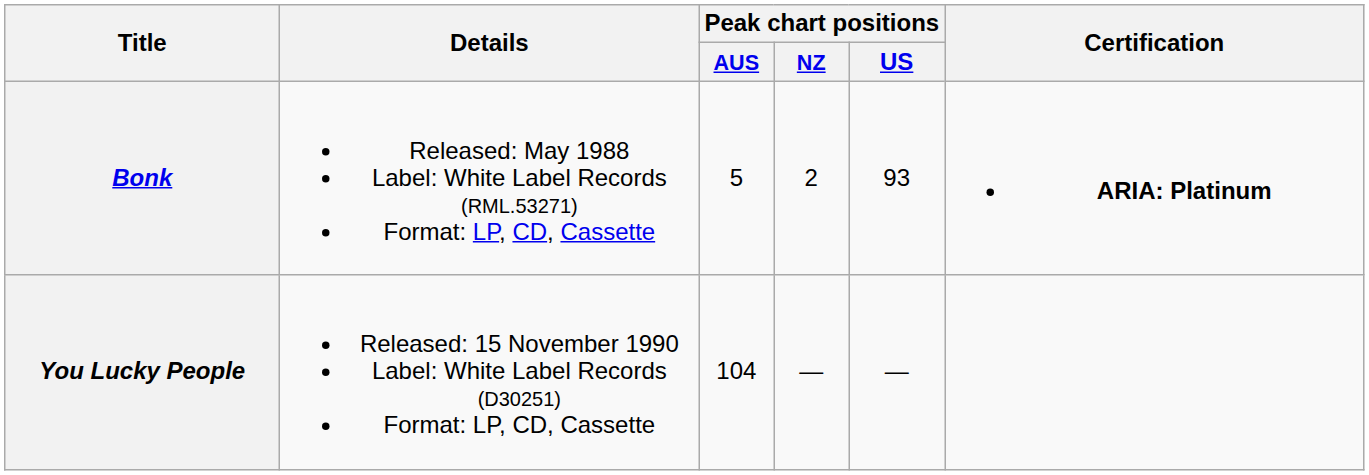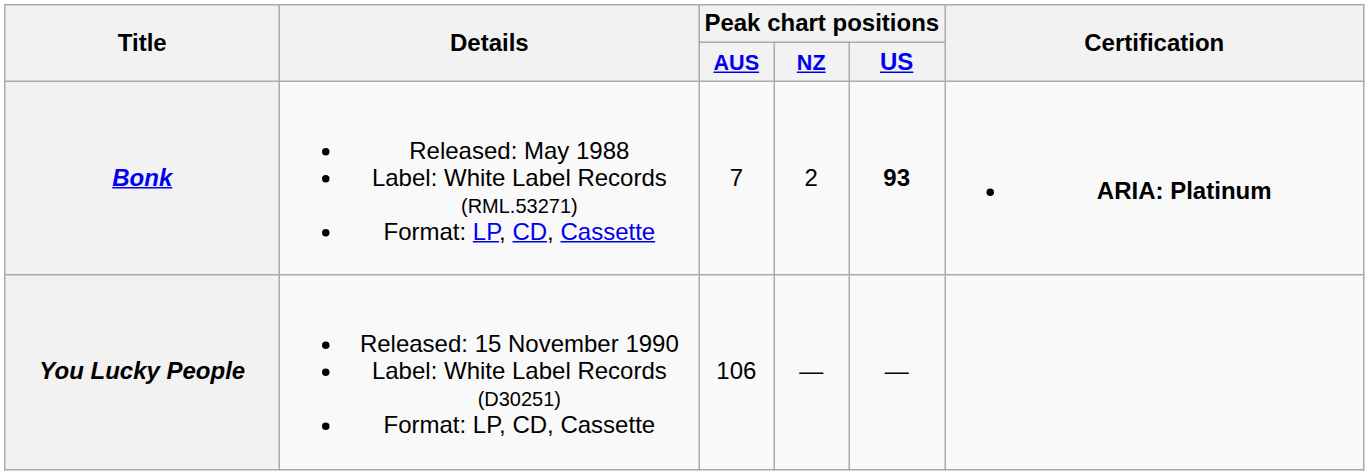(736, 177) 5 -> (736, 177) 7
(897, 177) normal -> (897, 177) bold
(736, 371) 104 -> (736, 371) 106
